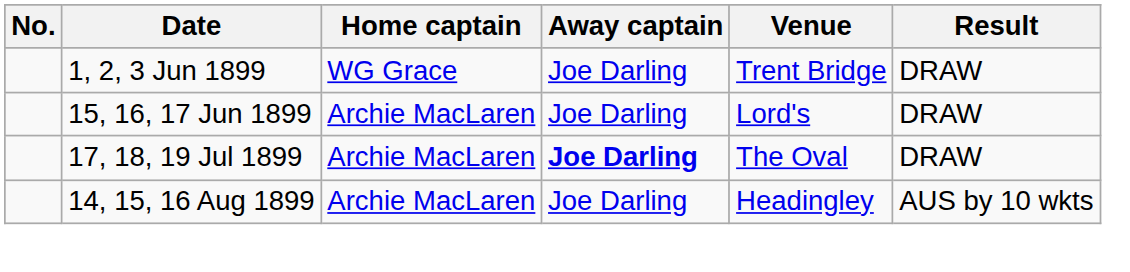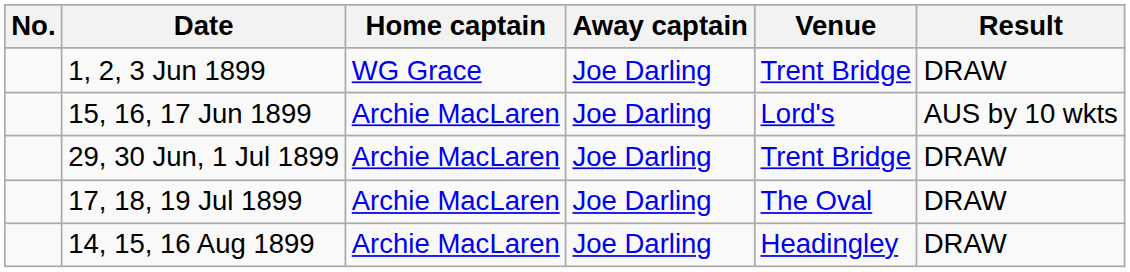(941, 113) DRAW -> (1021, 113) AUS by 10 wkts
+ row: (204, 157)
(623, 157) bold -> (642, 200) normal
(996, 200) AUS by 10 wkts -> (965, 244) DRAW
